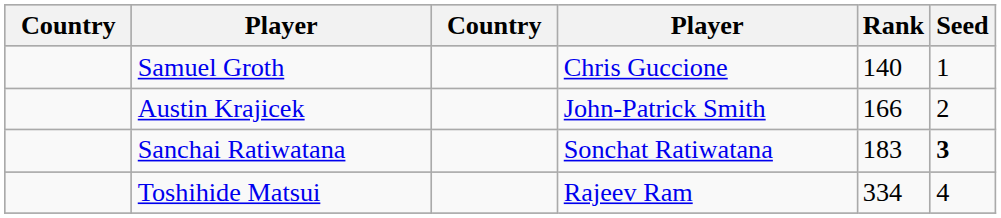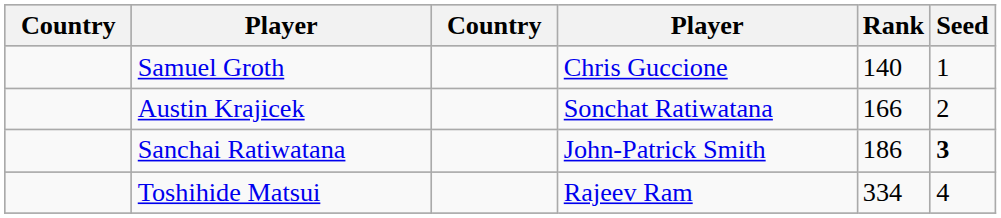(665, 108) John-Patrick Smith -> (668, 108) Sonchat Ratiwatana
(668, 150) Sonchat Ratiwatana -> (665, 150) John-Patrick Smith
(883, 150) 183 -> (883, 150) 186
